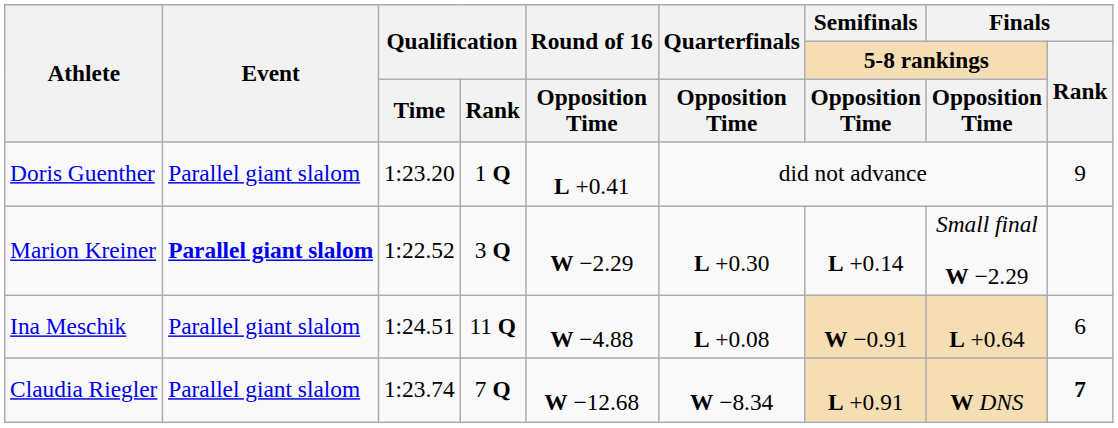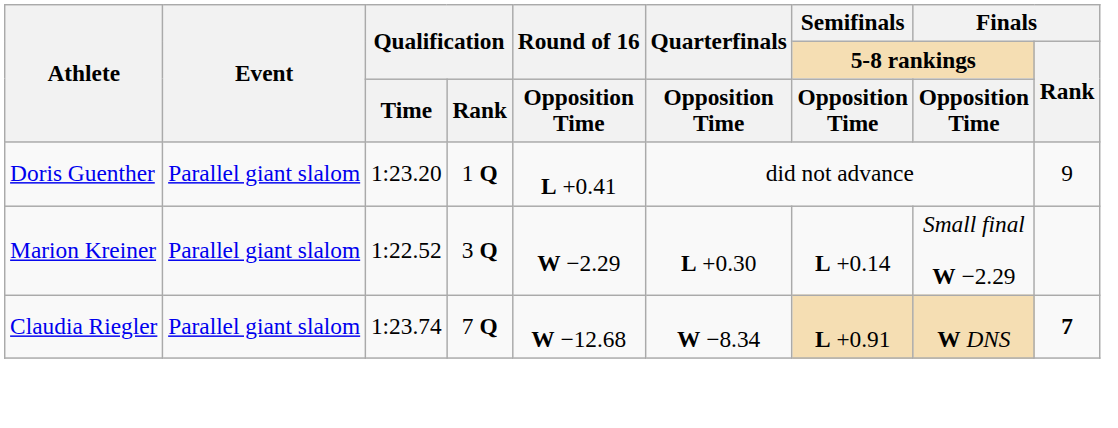(271, 250) bold -> (264, 250) normal
- row: (68, 326)
